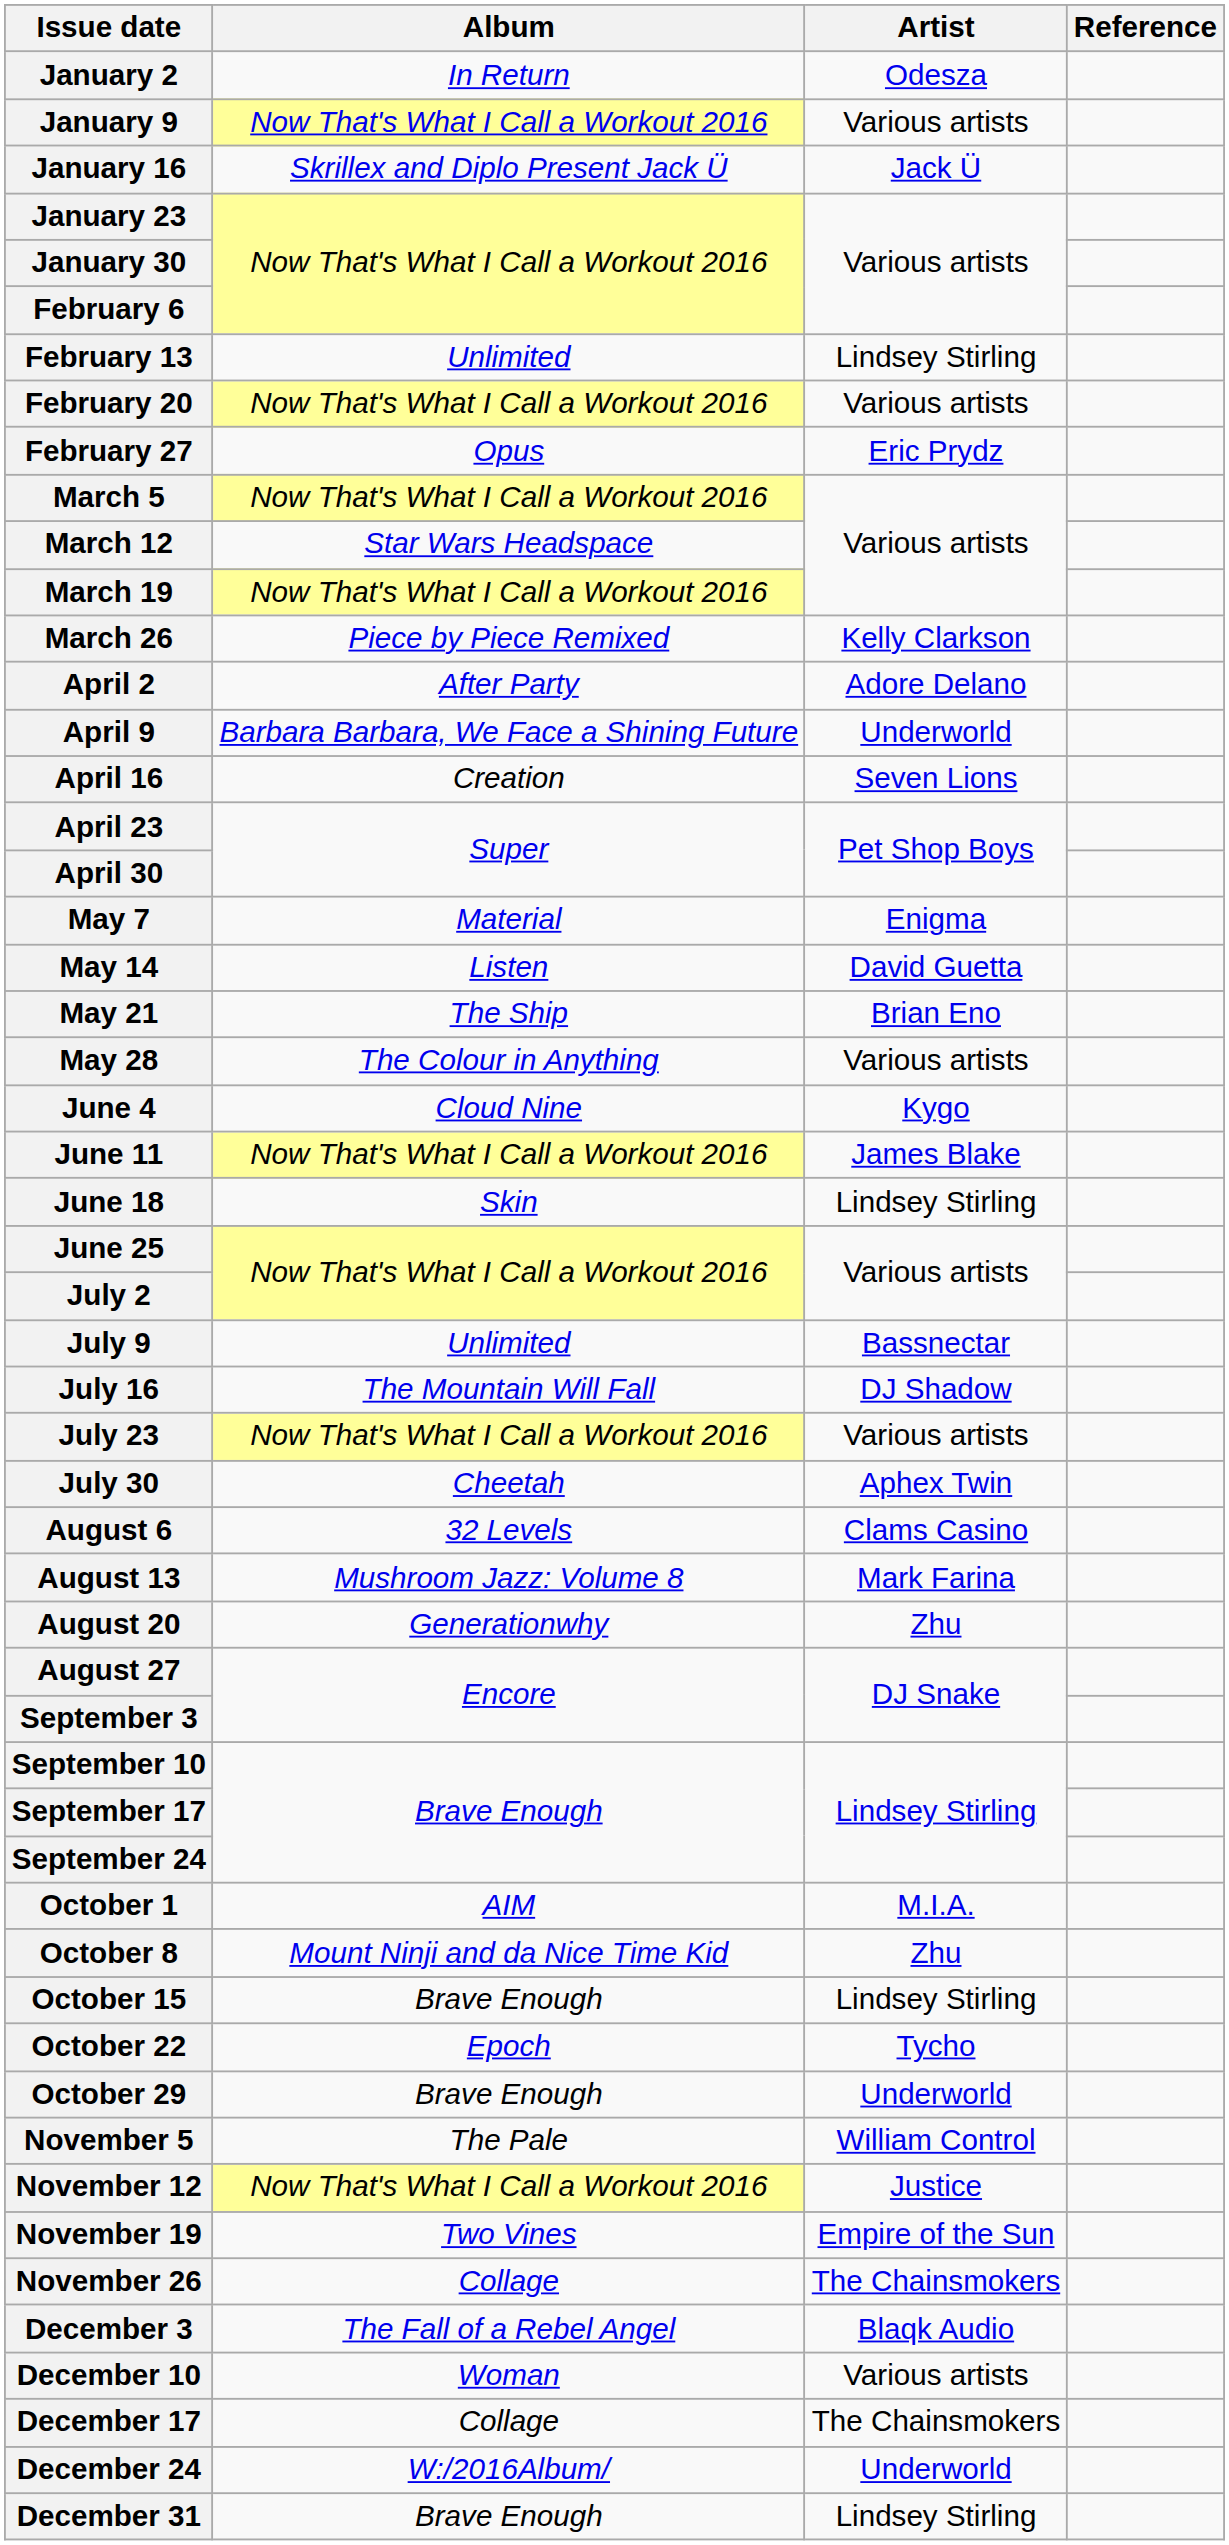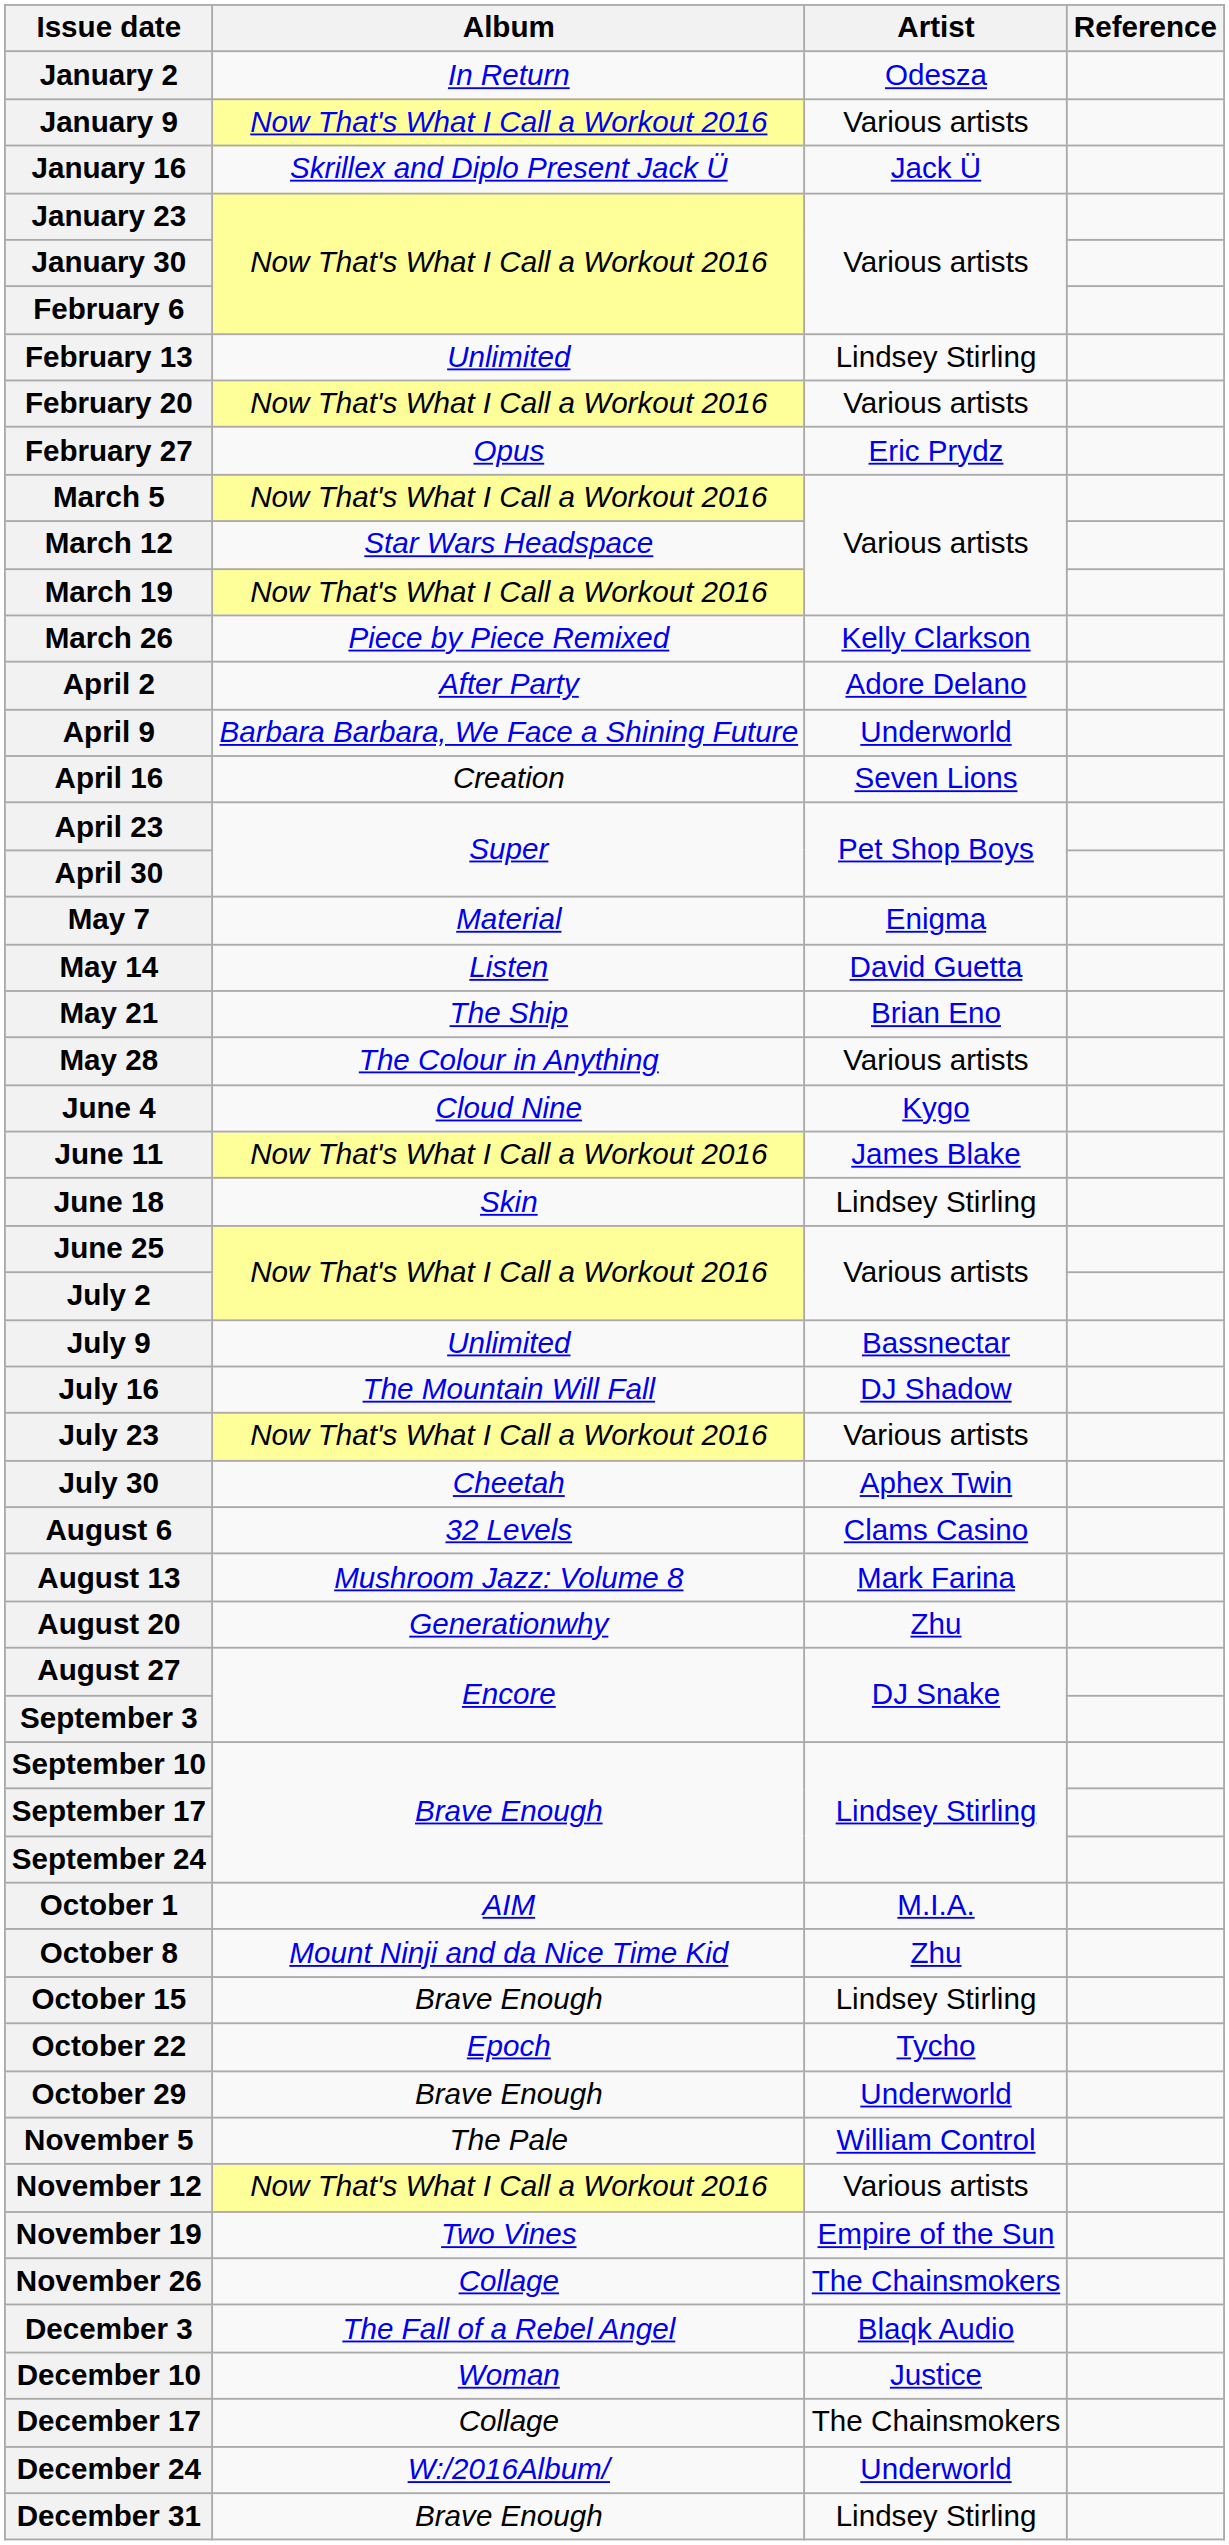(936, 2187) Justice -> (936, 2187) Various artists
(936, 2375) Various artists -> (936, 2375) Justice
